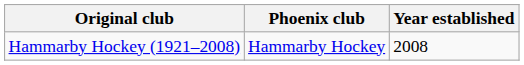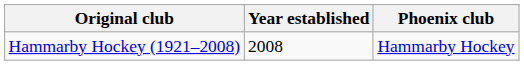columns swapped: (317, 18) <-> (454, 18)
